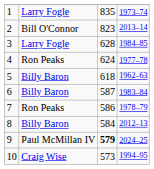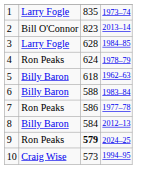(133, 60) 1977–78 -> (116, 60) 1978–79
(107, 92) 587 -> (91, 92) 588
(133, 108) 1978–79 -> (116, 108) 1977–78
(58, 140) Paul McMillan IV -> (43, 140) Ron Peaks
